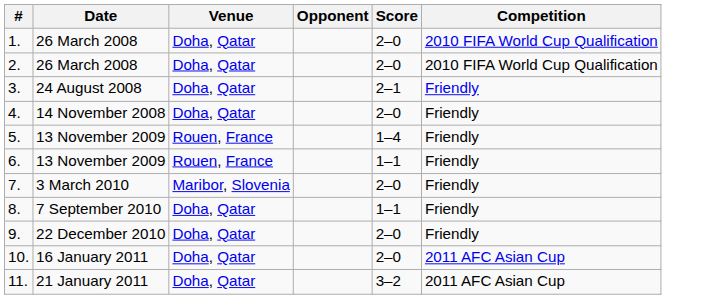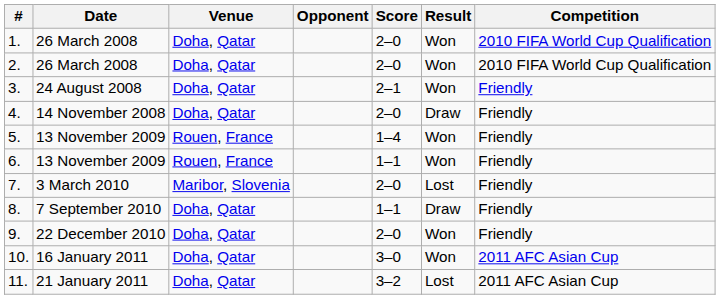+ column: (448, 16)
(388, 257) 2–0 -> (388, 257) 3–0
